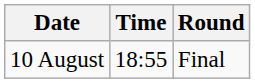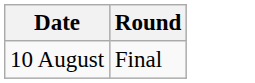- column: (141, 22)
